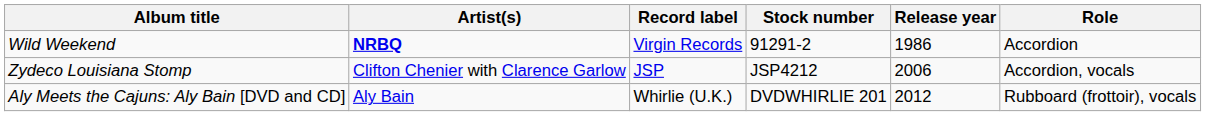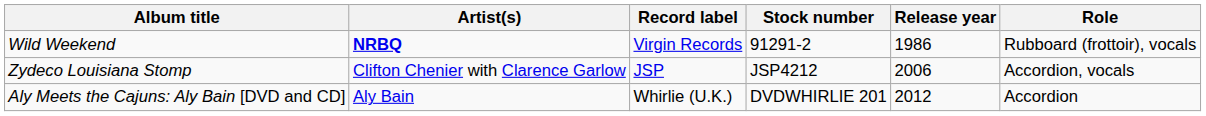(1041, 44) Accordion -> (1100, 44) Rubboard (frottoir), vocals
(1100, 96) Rubboard (frottoir), vocals -> (1041, 96) Accordion
